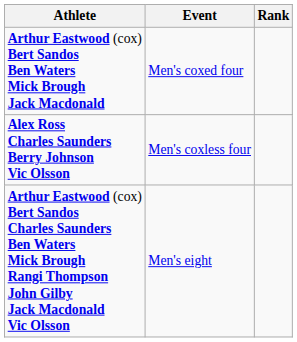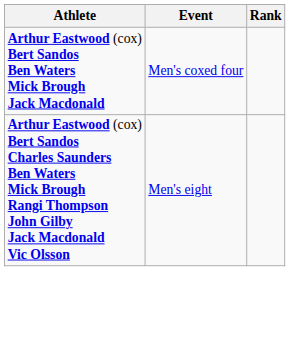- row: (60, 150)
